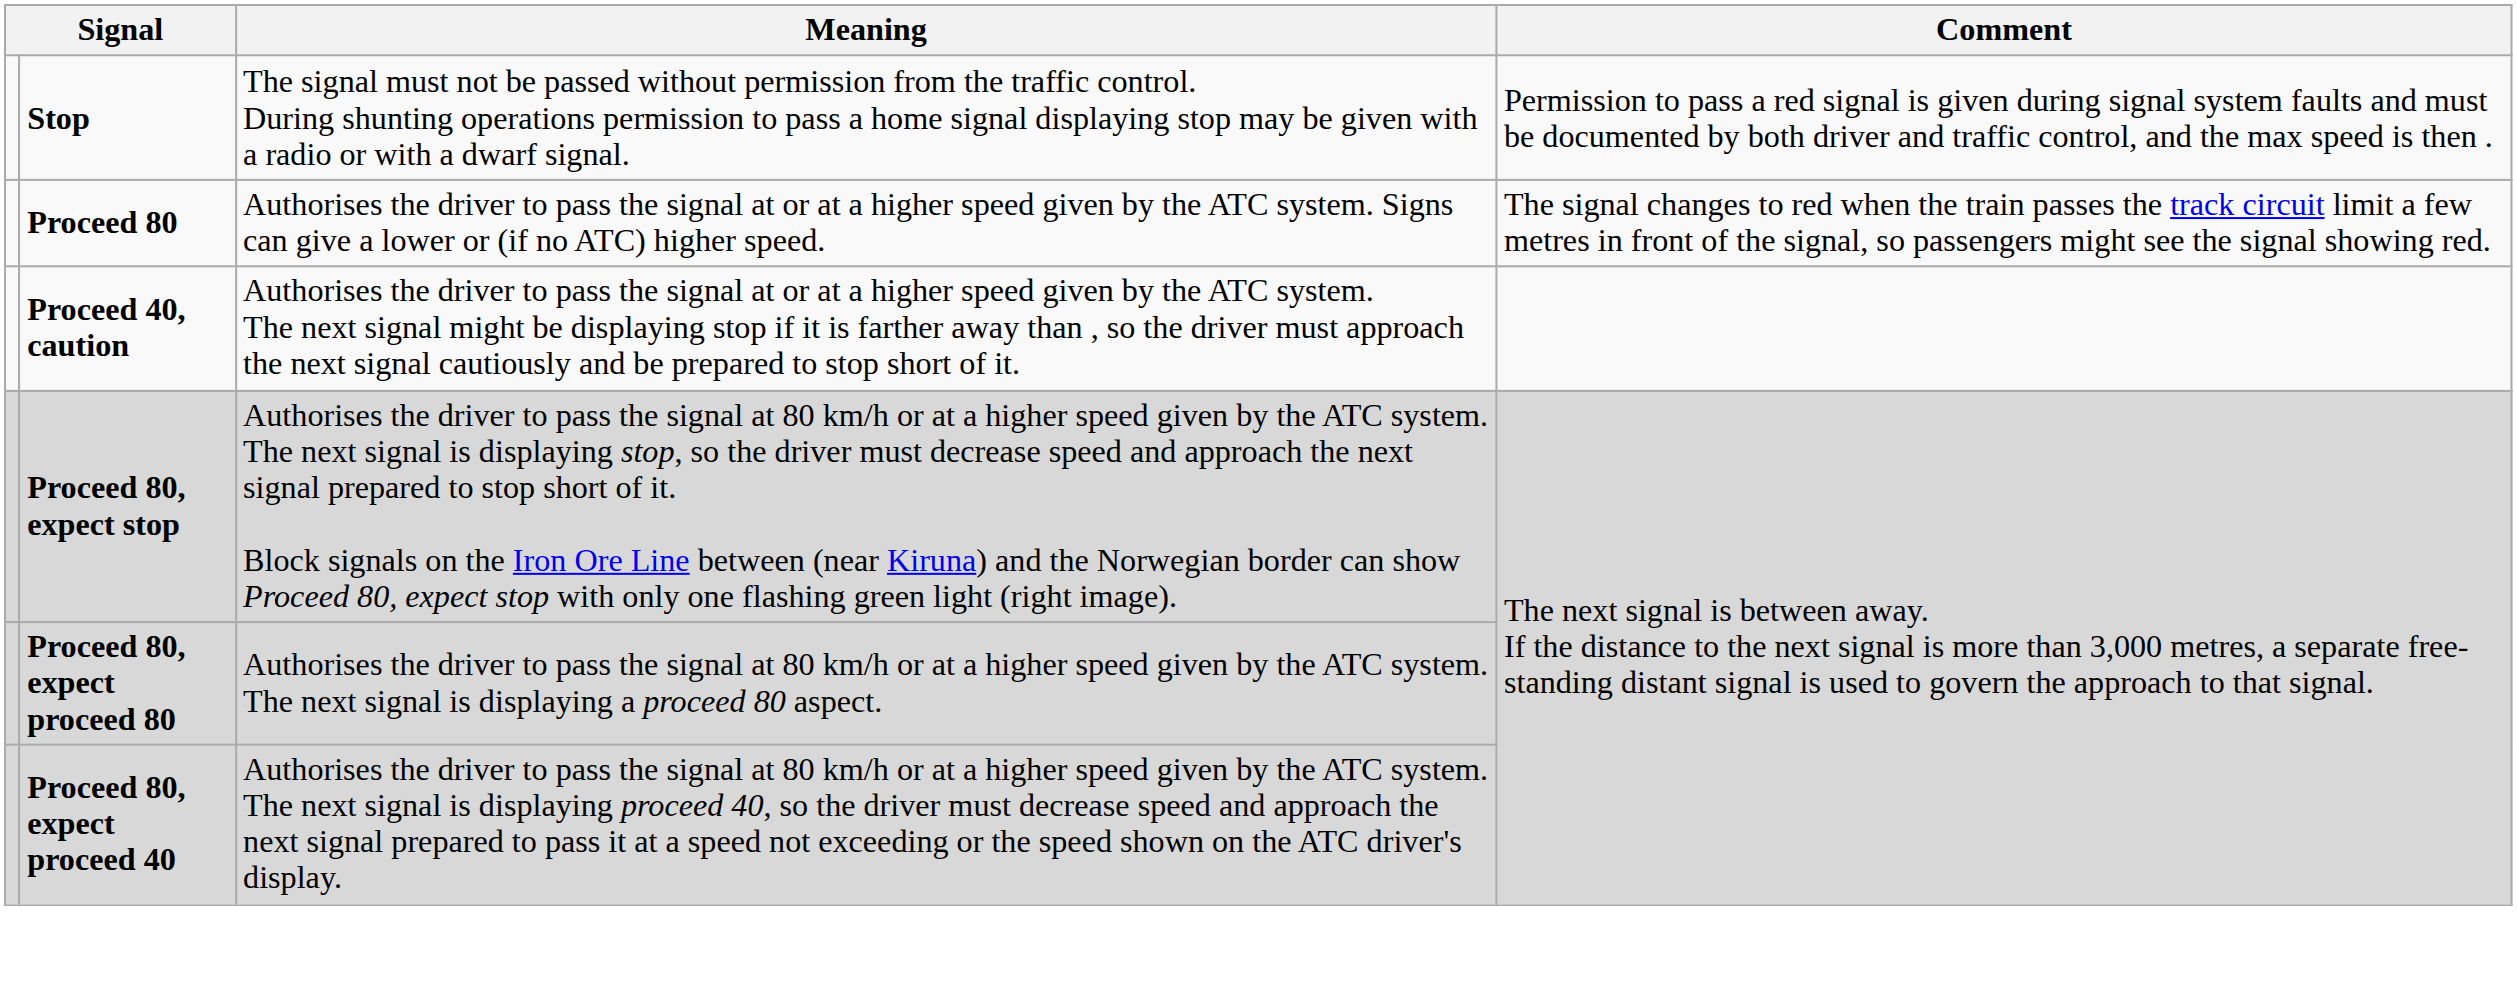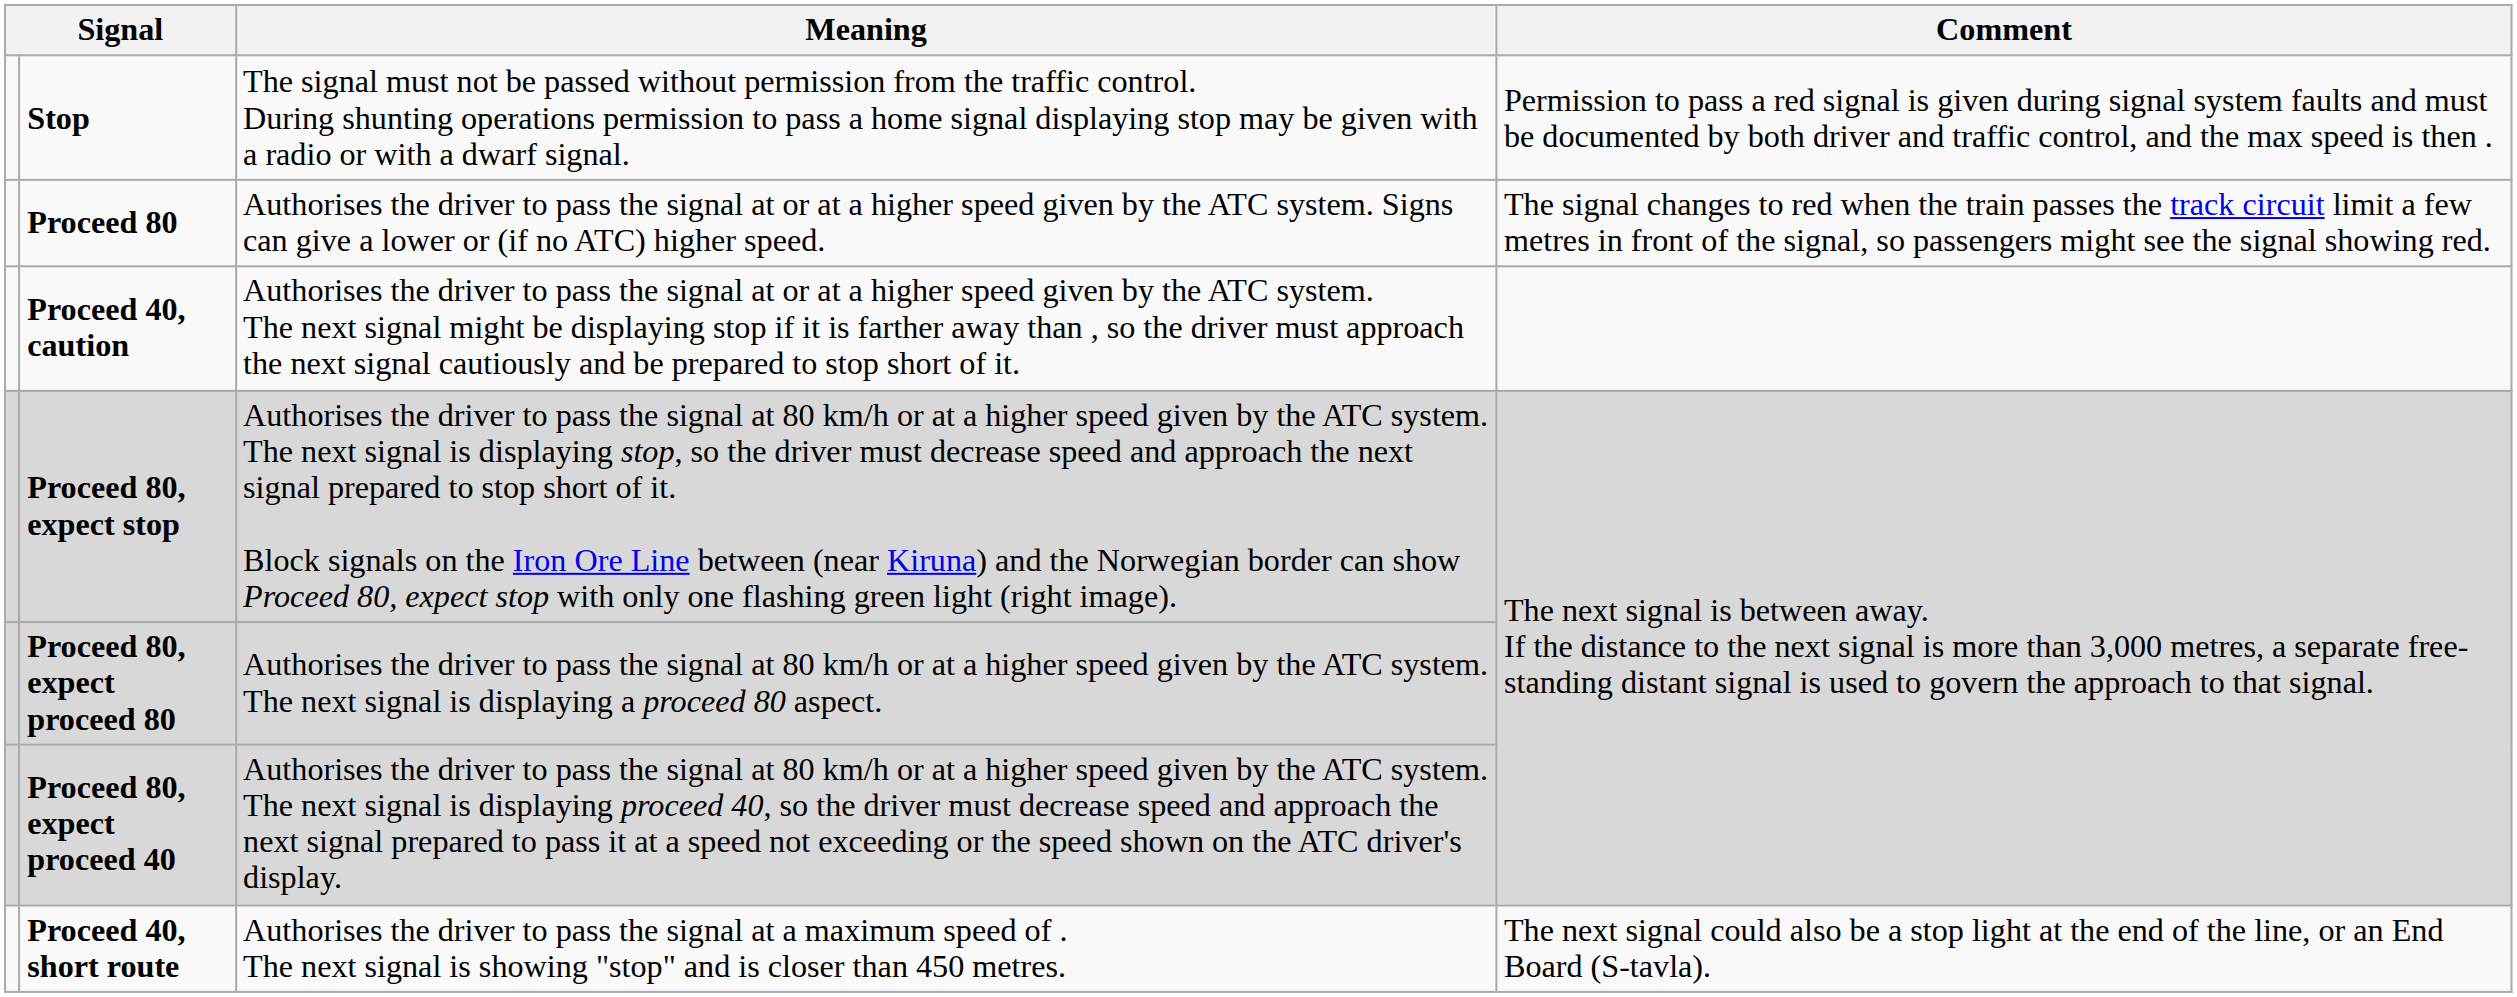+ row: (106, 947)
